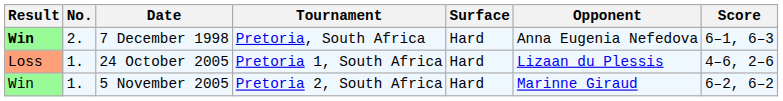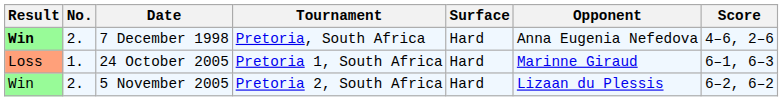(739, 38) 6–1, 6–3 -> (739, 38) 4–6, 2–6
(590, 61) Lizaan du Plessis -> (577, 61) Marinne Giraud
(739, 61) 4–6, 2–6 -> (739, 61) 6–1, 6–3
(75, 84) 1. -> (75, 84) 2.
(577, 84) Marinne Giraud -> (590, 84) Lizaan du Plessis
